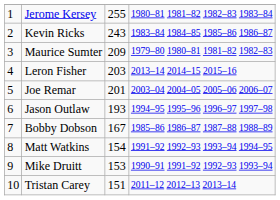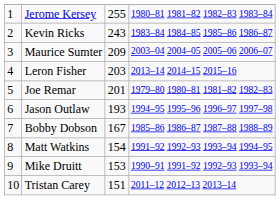(202, 52) 1979–80 1980–81 1981–82 1982–83 -> (202, 52) 2003–04 2004–05 2005–06 2006–07
(202, 90) 2003–04 2004–05 2005–06 2006–07 -> (202, 90) 1979–80 1980–81 1981–82 1982–83
